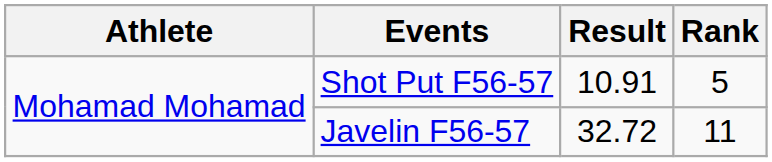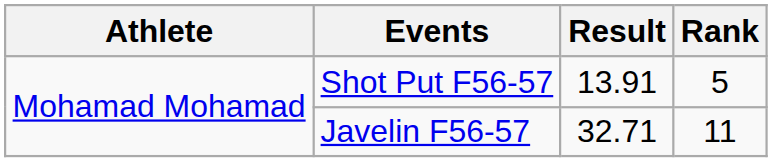(617, 81) 10.91 -> (617, 81) 13.91
(617, 132) 32.72 -> (617, 132) 32.71
